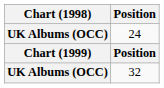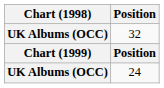rows swapped: (135, 33) <-> (135, 72)
